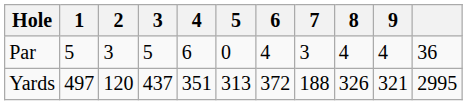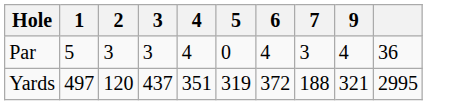- column: (354, 20)
(148, 52) 5 -> (148, 52) 3
(187, 52) 6 -> (187, 52) 4
(236, 83) 313 -> (236, 83) 319
